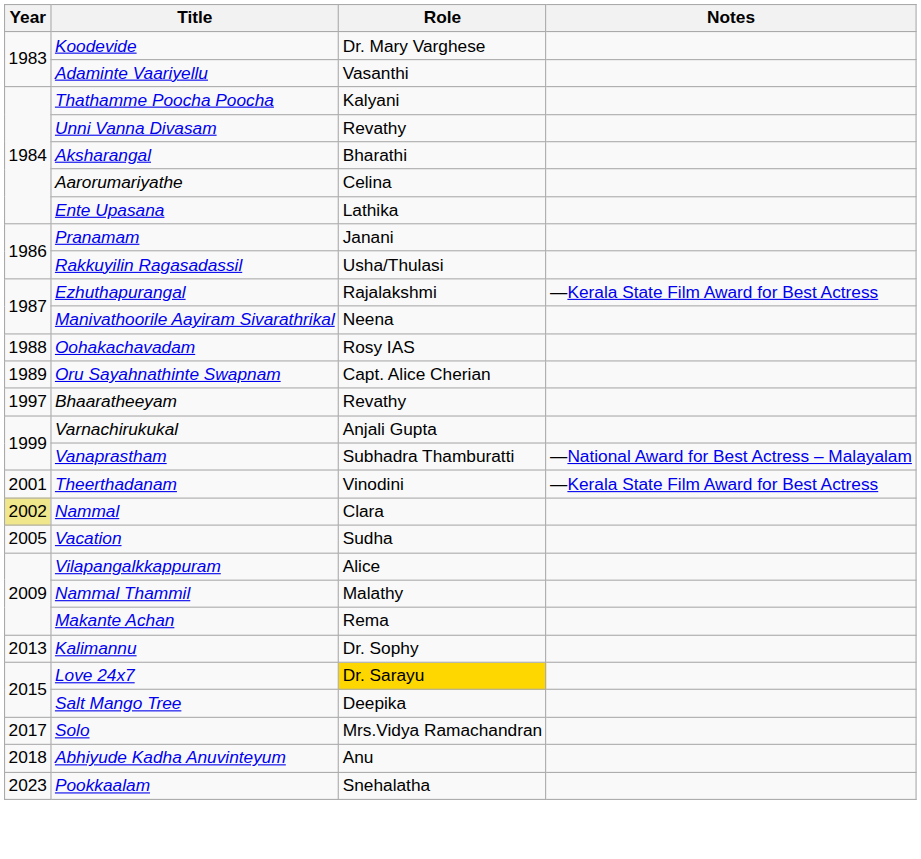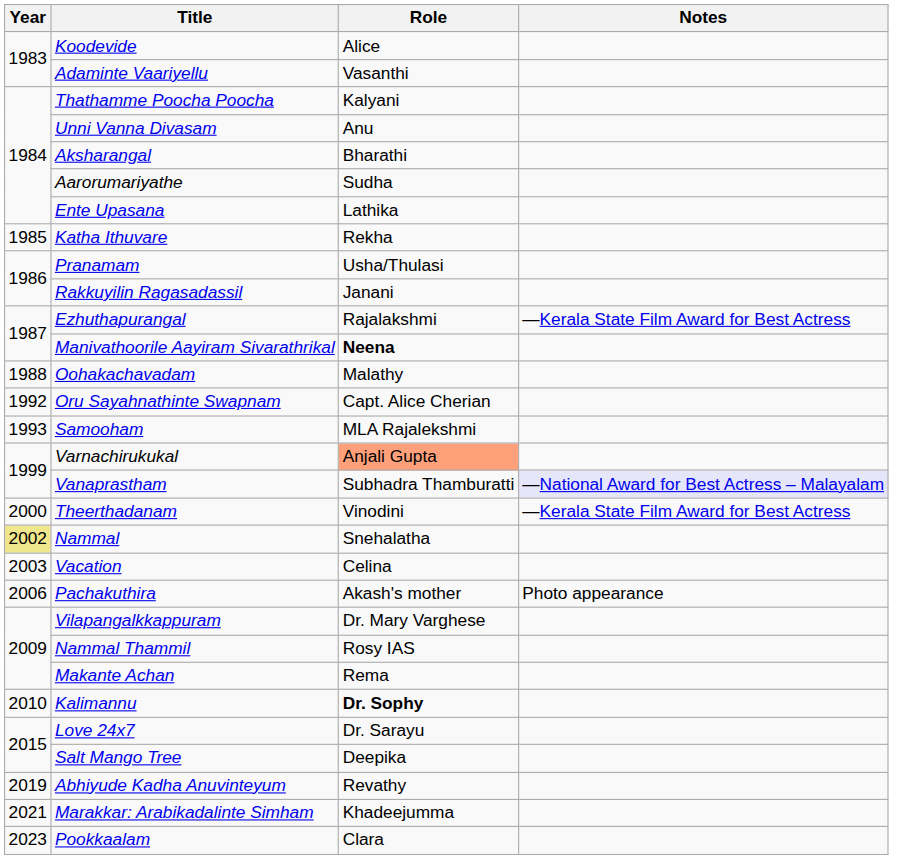(414, 45) Dr. Mary Varghese -> (361, 45) Alice
(374, 127) Revathy -> (358, 127) Anu
(367, 182) Celina -> (368, 182) Sudha
+ row: (111, 237)
(368, 237) Janani -> (393, 264) Usha/Thulasi
(393, 264) Usha/Thulasi -> (368, 292) Janani
(368, 319) normal -> (369, 347) bold
(379, 347) Rosy IAS -> (373, 374) Malathy
(28, 374) 1989 -> (28, 401) 1992
+ row: (99, 429)
- row: (116, 401)
(390, 429) no background -> (390, 456) lightsalmon background
(731, 456) no background -> (703, 484) lavender background
(28, 484) 2001 -> (28, 511) 2000
(363, 511) Clara -> (386, 538) Snehalatha
(28, 538) 2005 -> (28, 566) 2003
(368, 538) Sudha -> (367, 566) Celina
+ row: (105, 593)
(361, 566) Alice -> (414, 621) Dr. Mary Varghese
(373, 593) Malathy -> (379, 648) Rosy IAS
(28, 648) 2013 -> (28, 703) 2010
(381, 648) normal -> (383, 703) bold
(384, 675) gold background -> (384, 730) no background
- row: (72, 730)
(28, 758) 2018 -> (28, 785) 2019
(358, 758) Anu -> (374, 785) Revathy
+ row: (184, 812)
(386, 785) Snehalatha -> (363, 840) Clara
